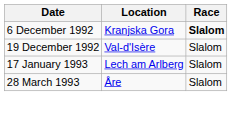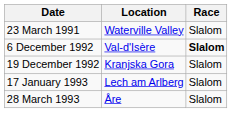+ row: (43, 30)
(139, 30) Kranjska Gora -> (130, 47) Val-d'Isère
(130, 47) Val-d'Isère -> (139, 64) Kranjska Gora
